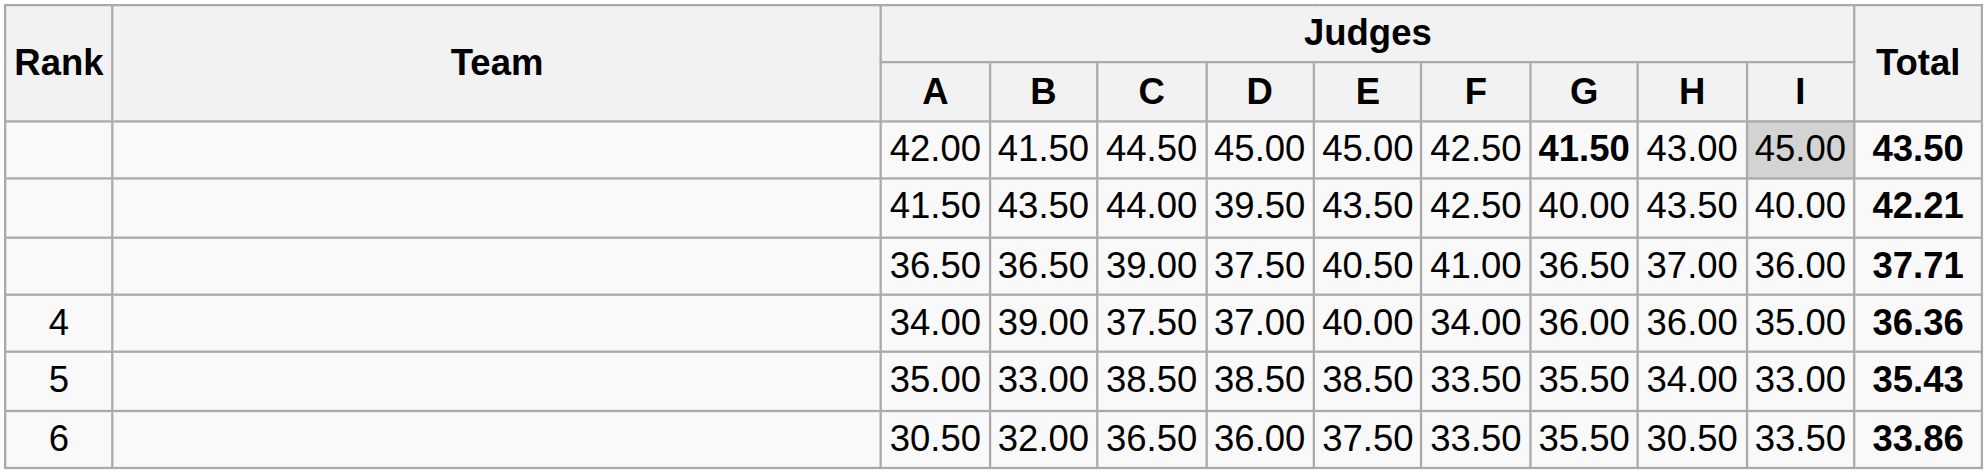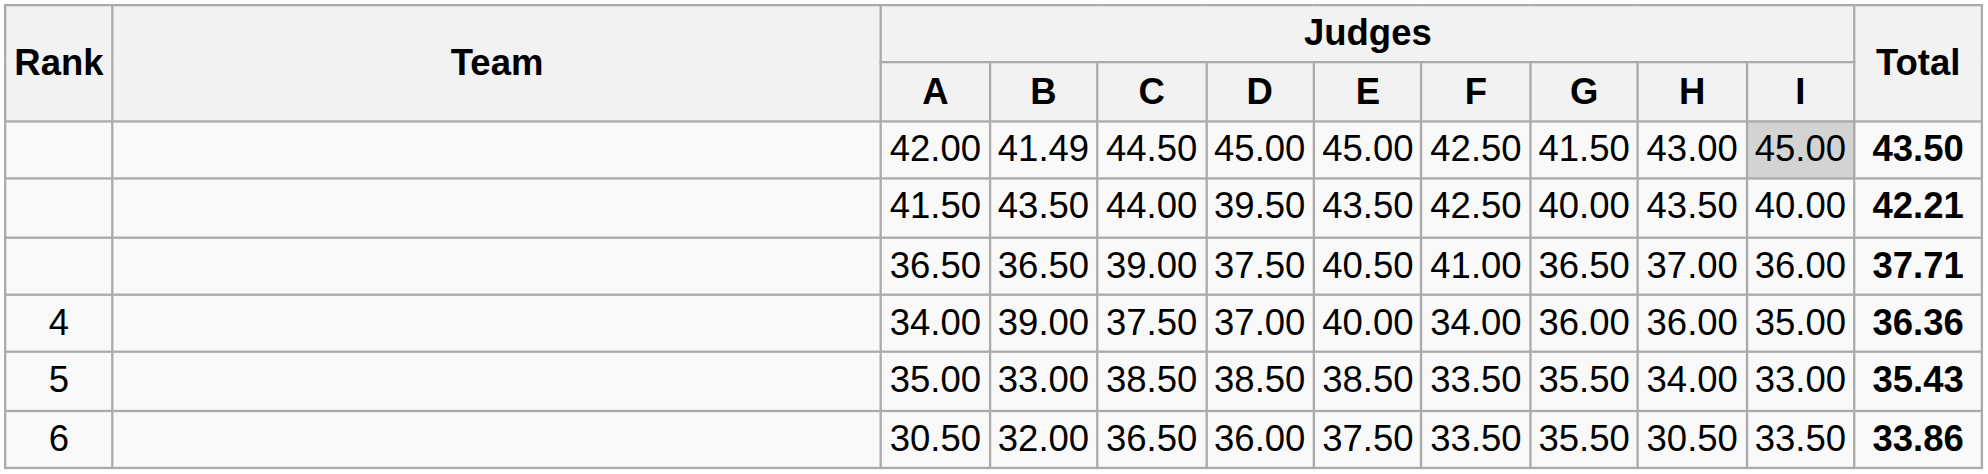(1043, 149) 41.50 -> (1043, 149) 41.49
(1584, 149) bold -> (1584, 149) normal
